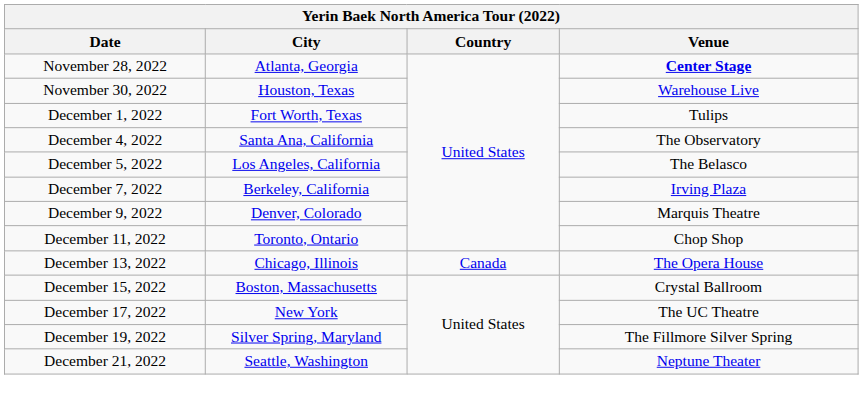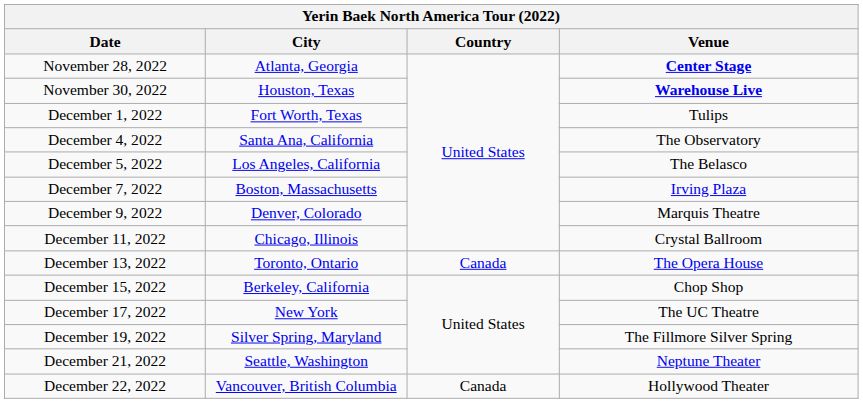(709, 90) normal -> (709, 90) bold
(306, 189) Berkeley, California -> (306, 189) Boston, Massachusetts
(306, 238) Toronto, Ontario -> (306, 238) Chicago, Illinois
(709, 238) Chop Shop -> (709, 238) Crystal Ballroom
(306, 262) Chicago, Illinois -> (306, 262) Toronto, Ontario
(306, 287) Boston, Massachusetts -> (306, 287) Berkeley, California
(709, 287) Crystal Ballroom -> (709, 287) Chop Shop
+ row: (105, 386)
